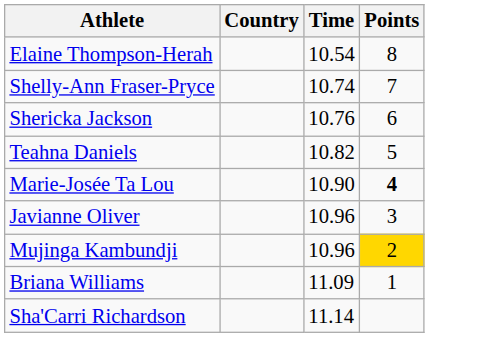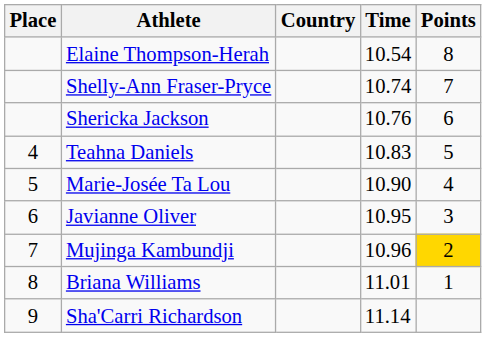+ column: (33, 20)
(332, 151) 10.82 -> (388, 151) 10.83
(392, 184) bold -> (448, 184) normal
(332, 217) 10.96 -> (388, 217) 10.95
(331, 282) 11.09 -> (388, 282) 11.01
